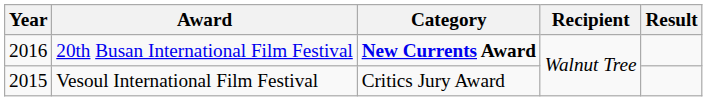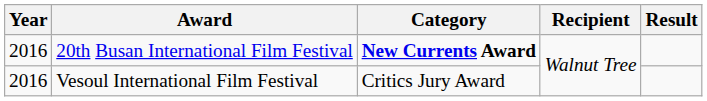(28, 80) 2015 -> (28, 80) 2016
